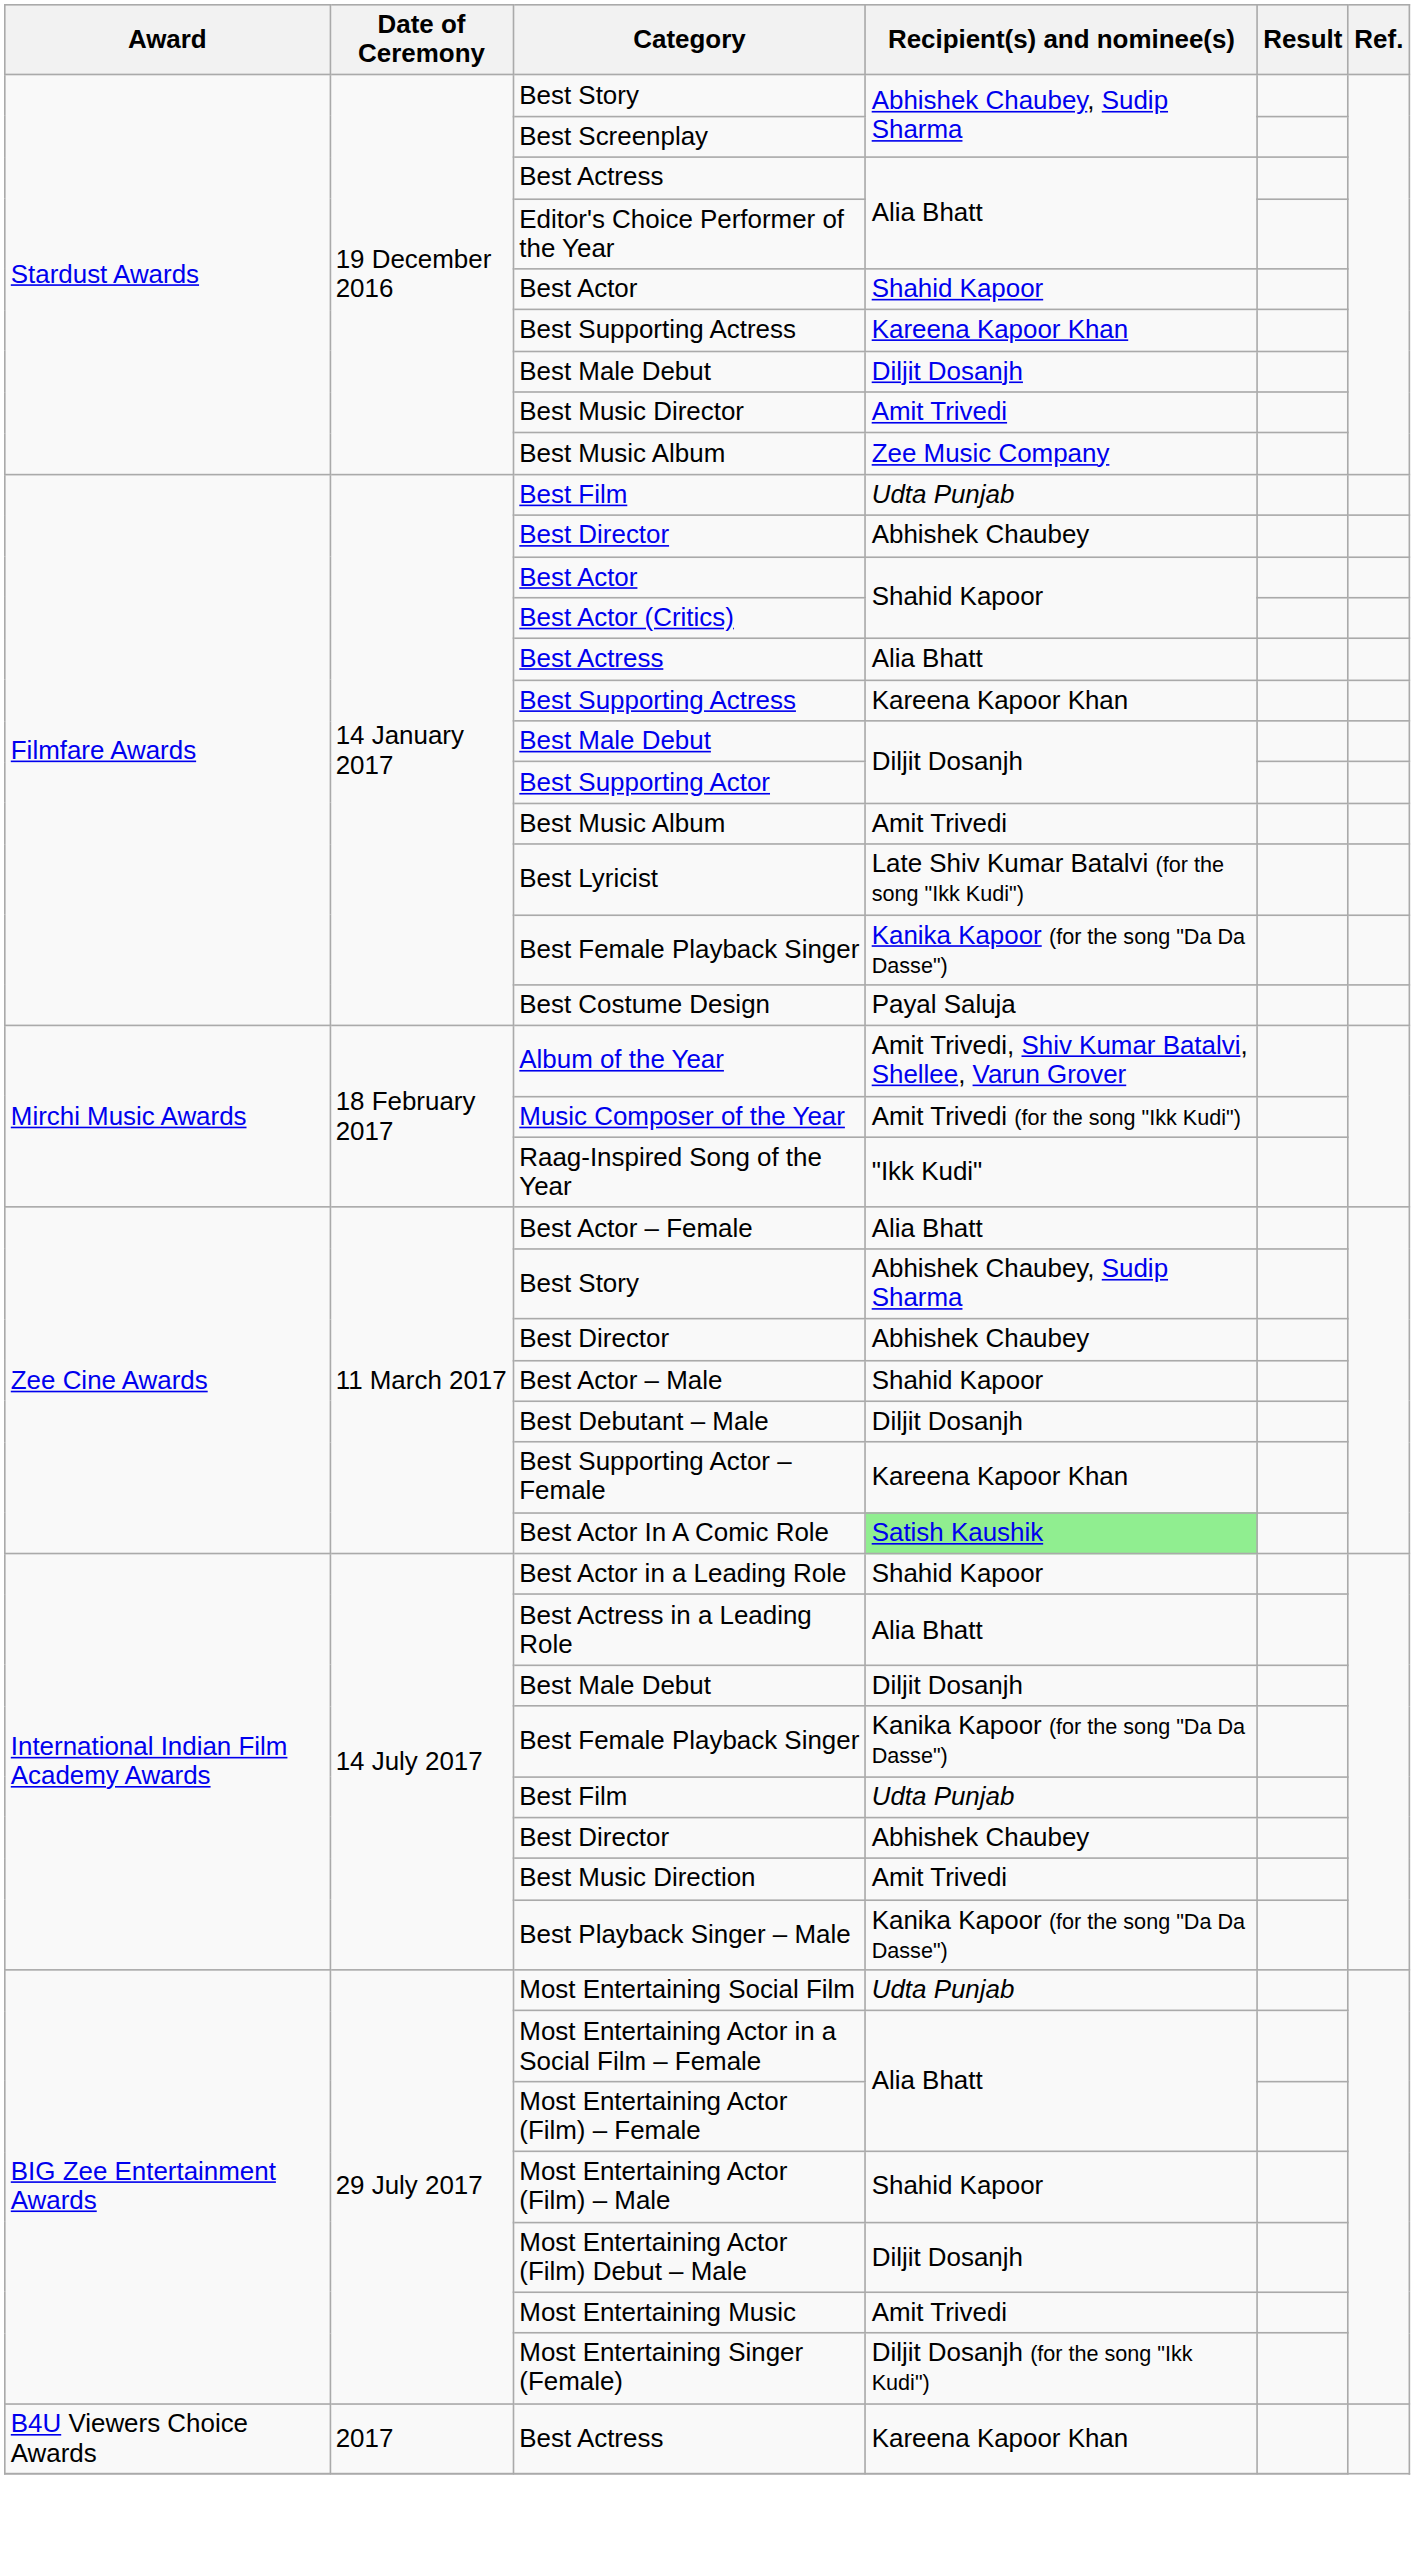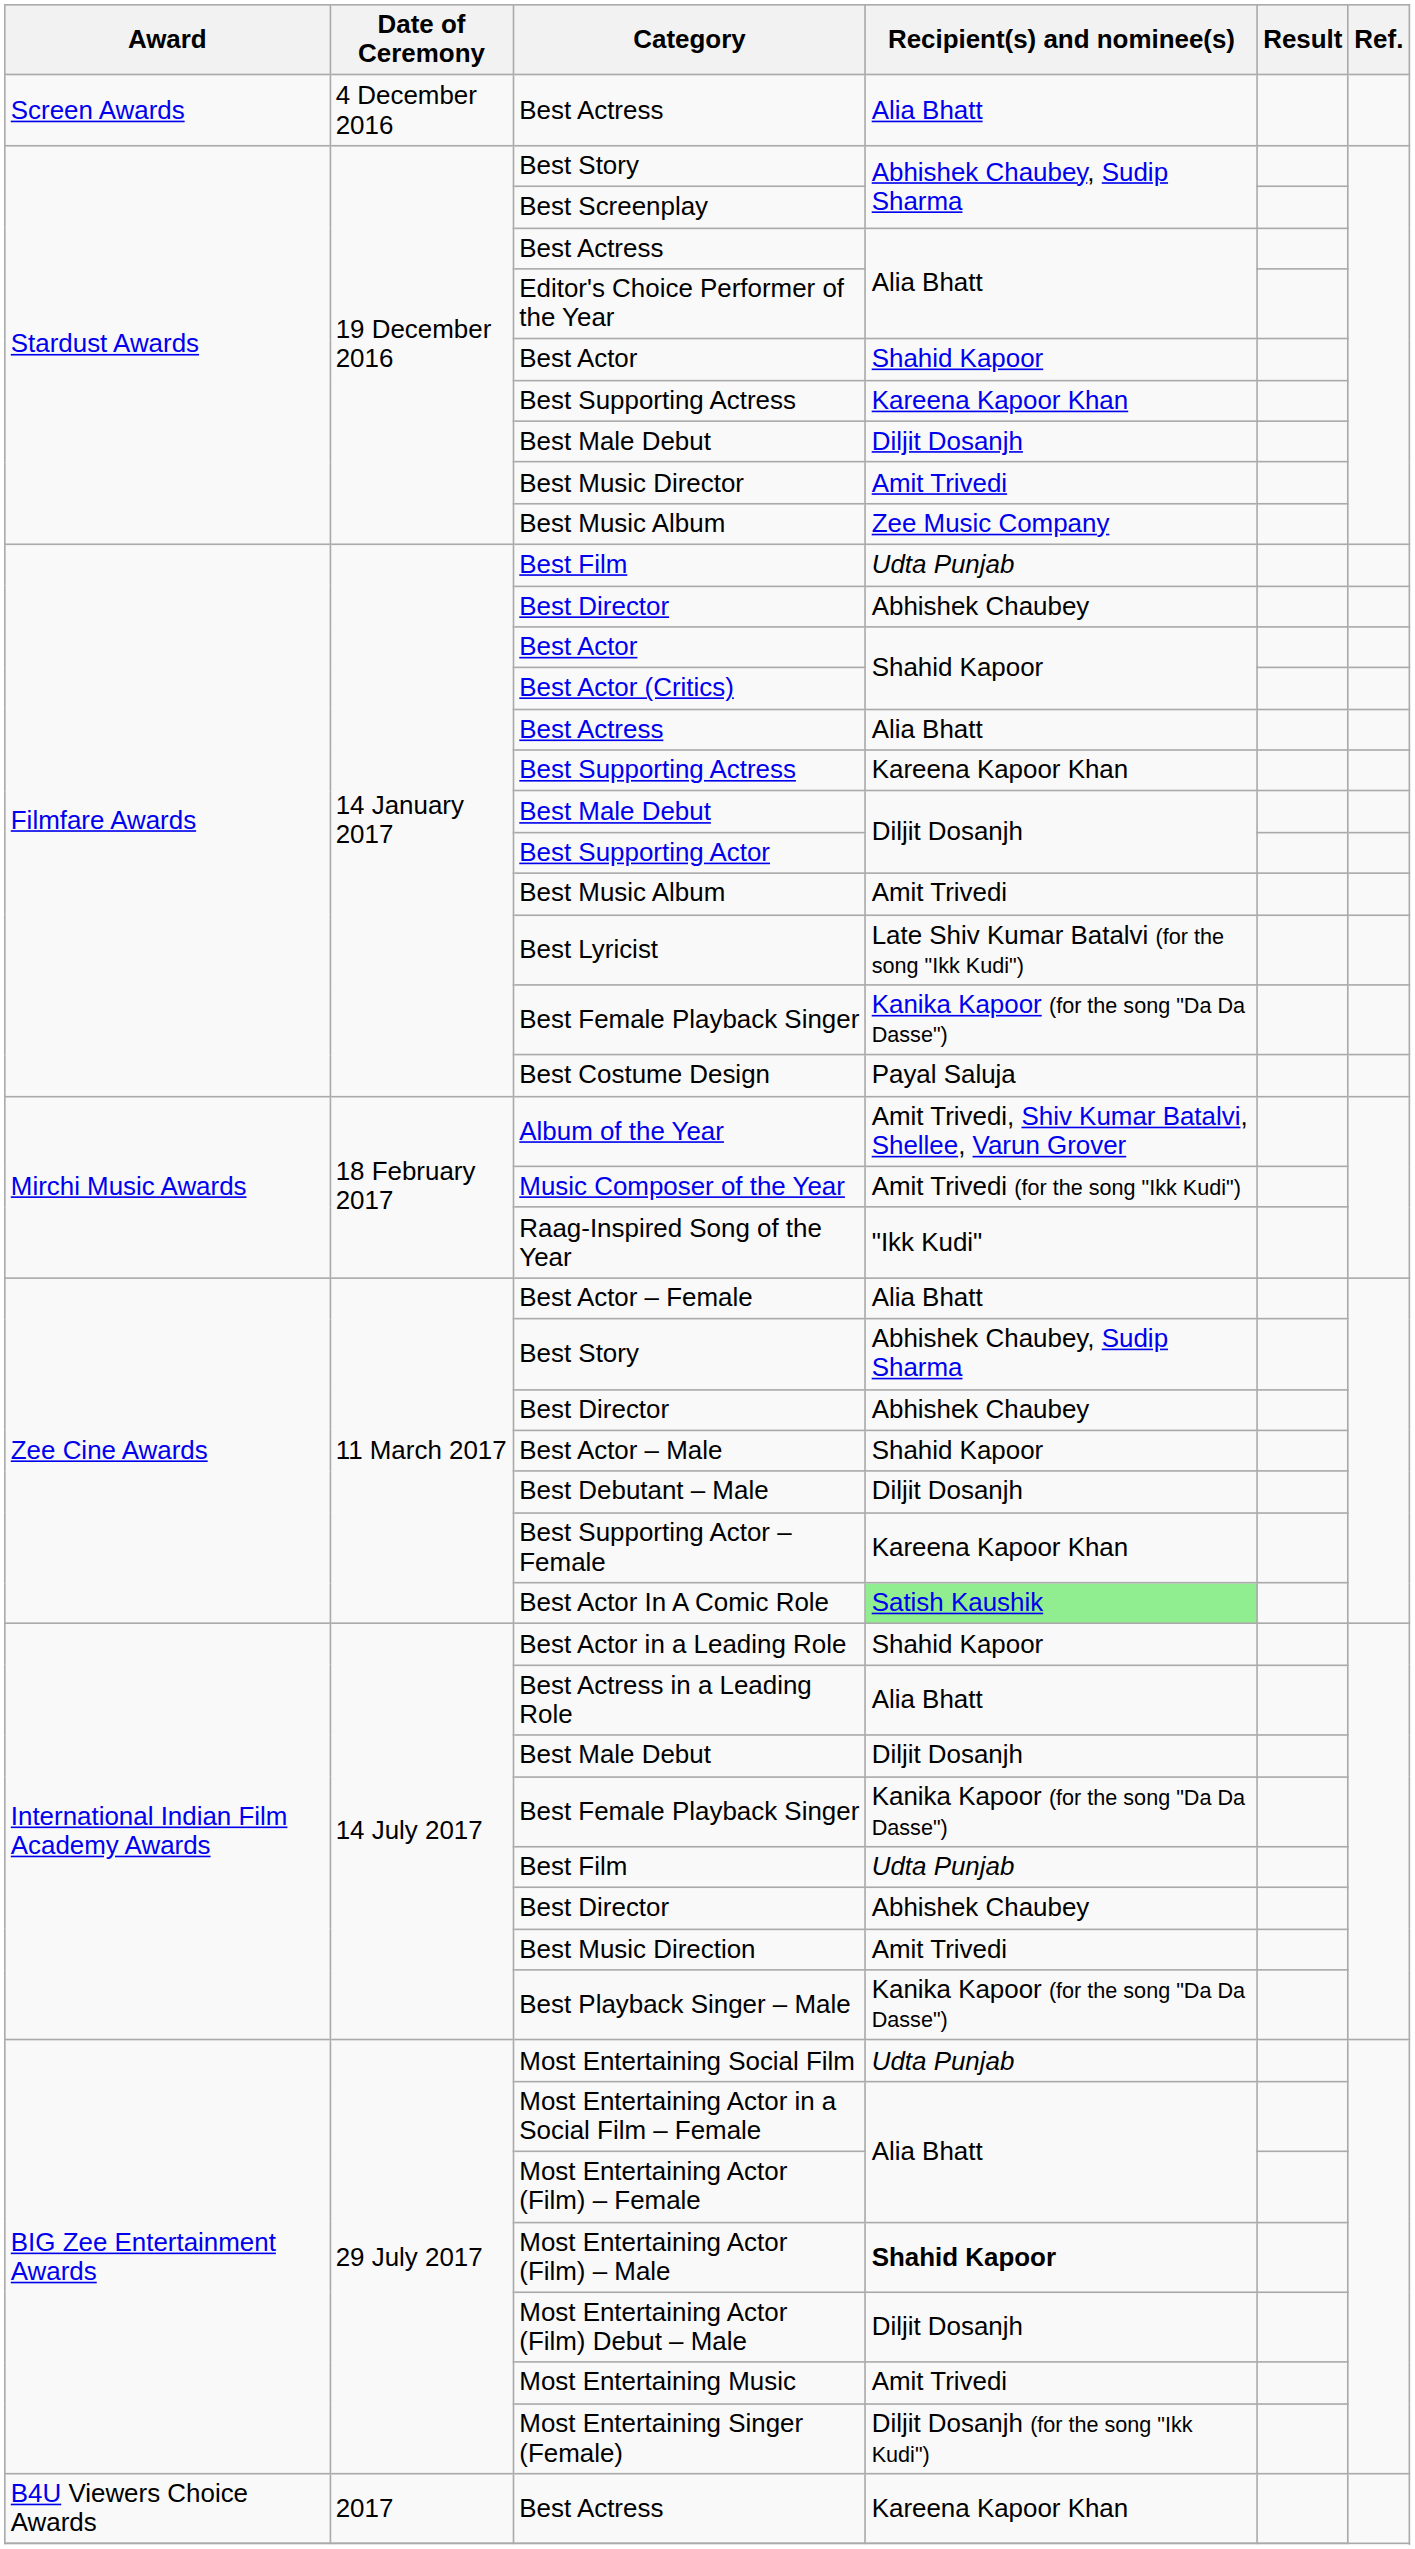+ row: (98, 109)
(957, 2186) normal -> (964, 2256) bold
